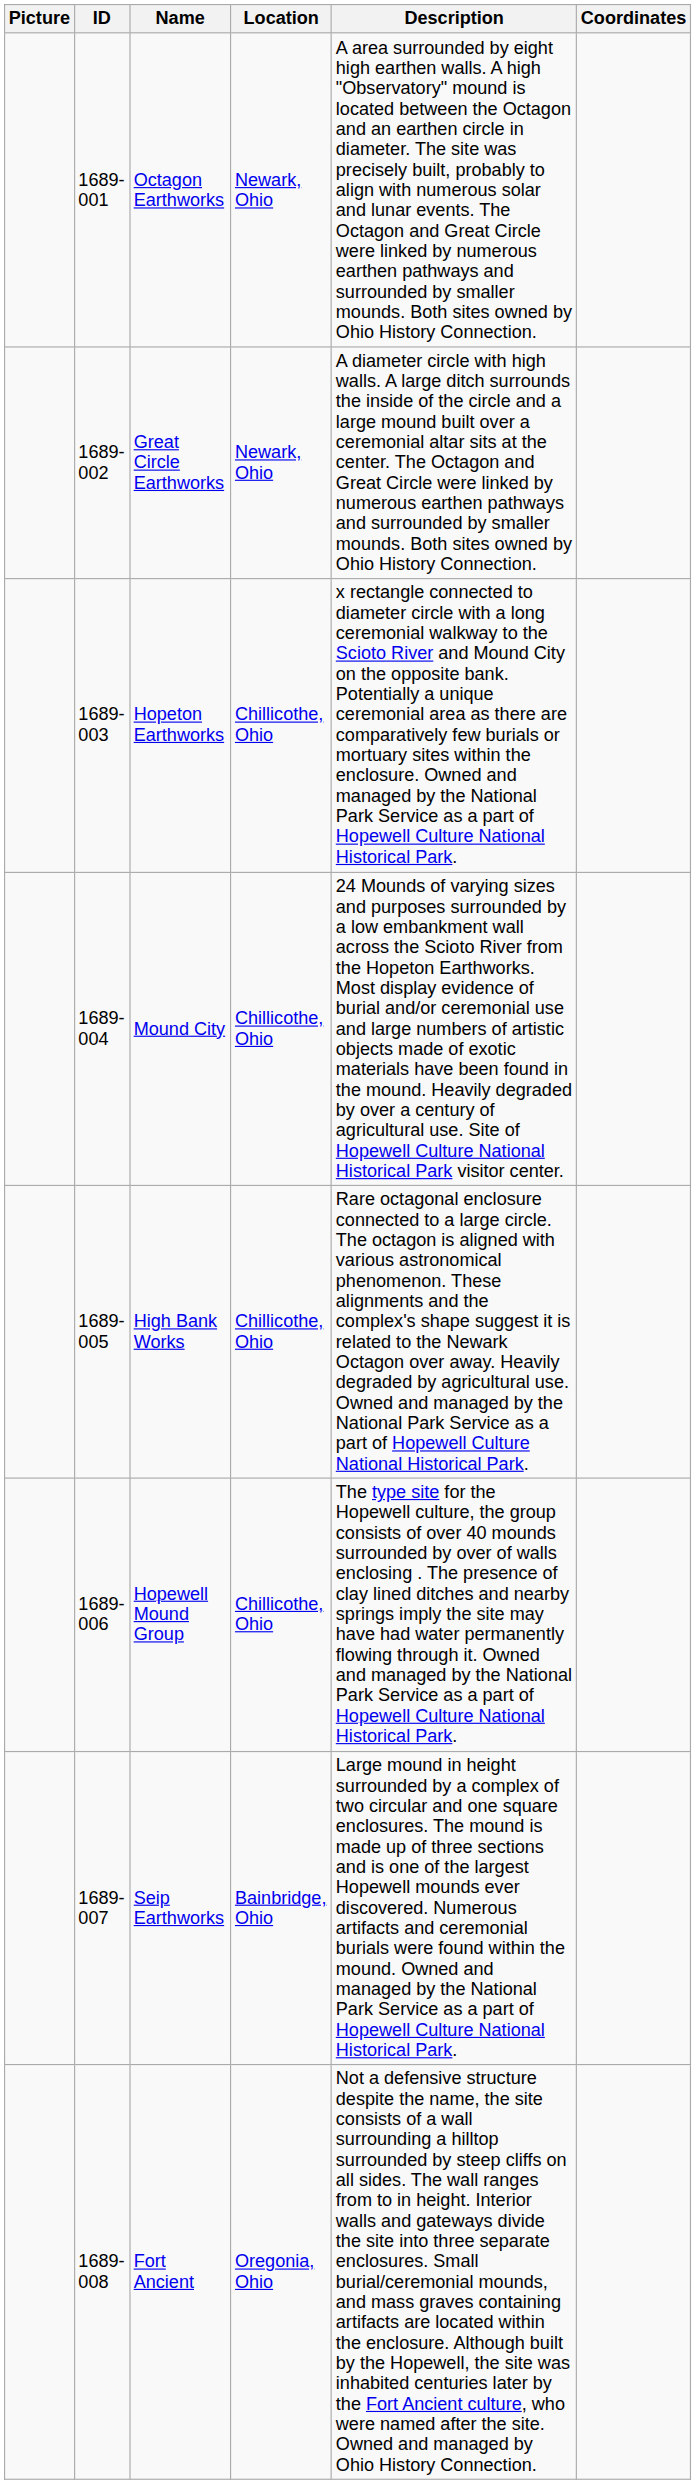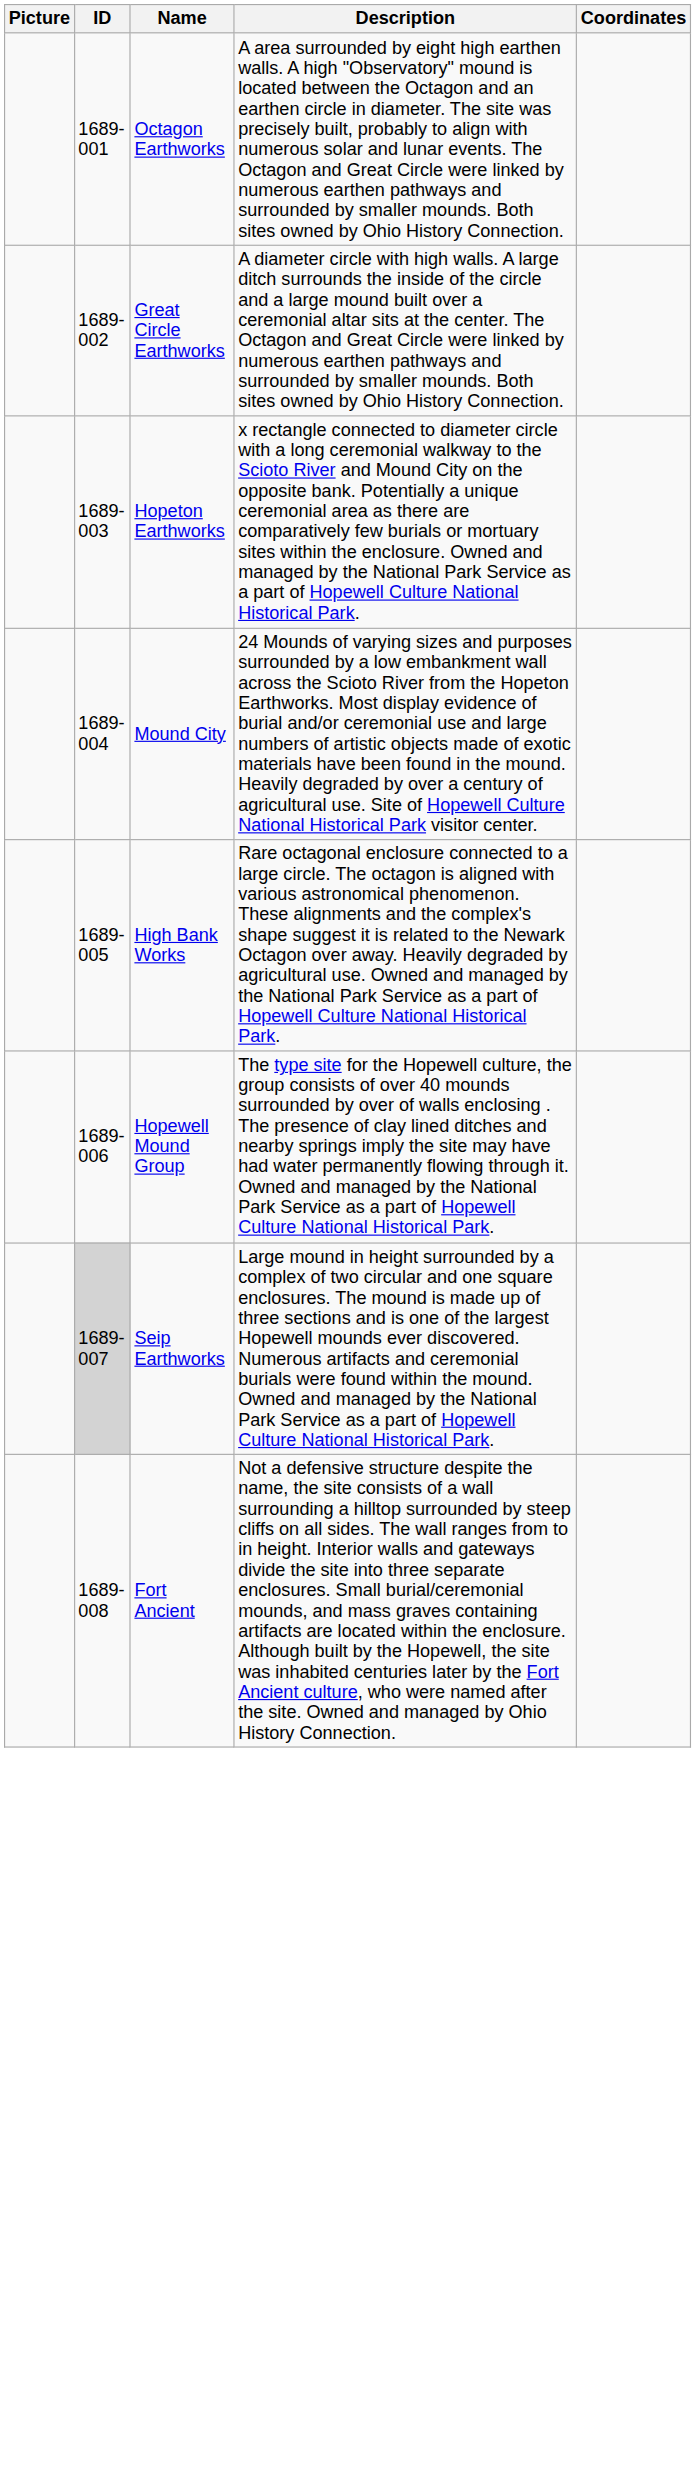- column: (281, 18)
(101, 1907) no background -> (101, 1348) lightgrey background
